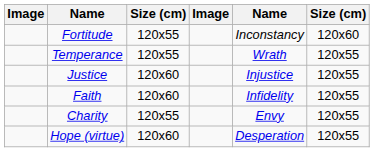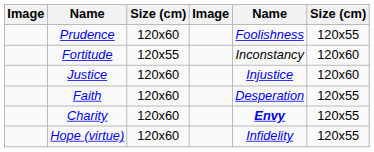+ row: (87, 34)
- row: (87, 55)
(338, 75) 120x55 -> (338, 75) 120x60
(270, 95) Infidelity -> (270, 95) Desperation
(158, 116) 120x55 -> (158, 116) 120x60
(270, 116) normal -> (270, 116) bold
(270, 136) Desperation -> (270, 136) Infidelity
